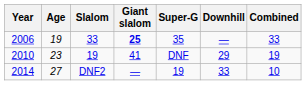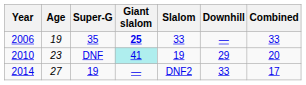columns swapped: (92, 18) <-> (178, 18)
(135, 55) no background -> (136, 55) paleturquoise background
(274, 55) 19 -> (274, 55) 20
(274, 71) 10 -> (274, 71) 17
